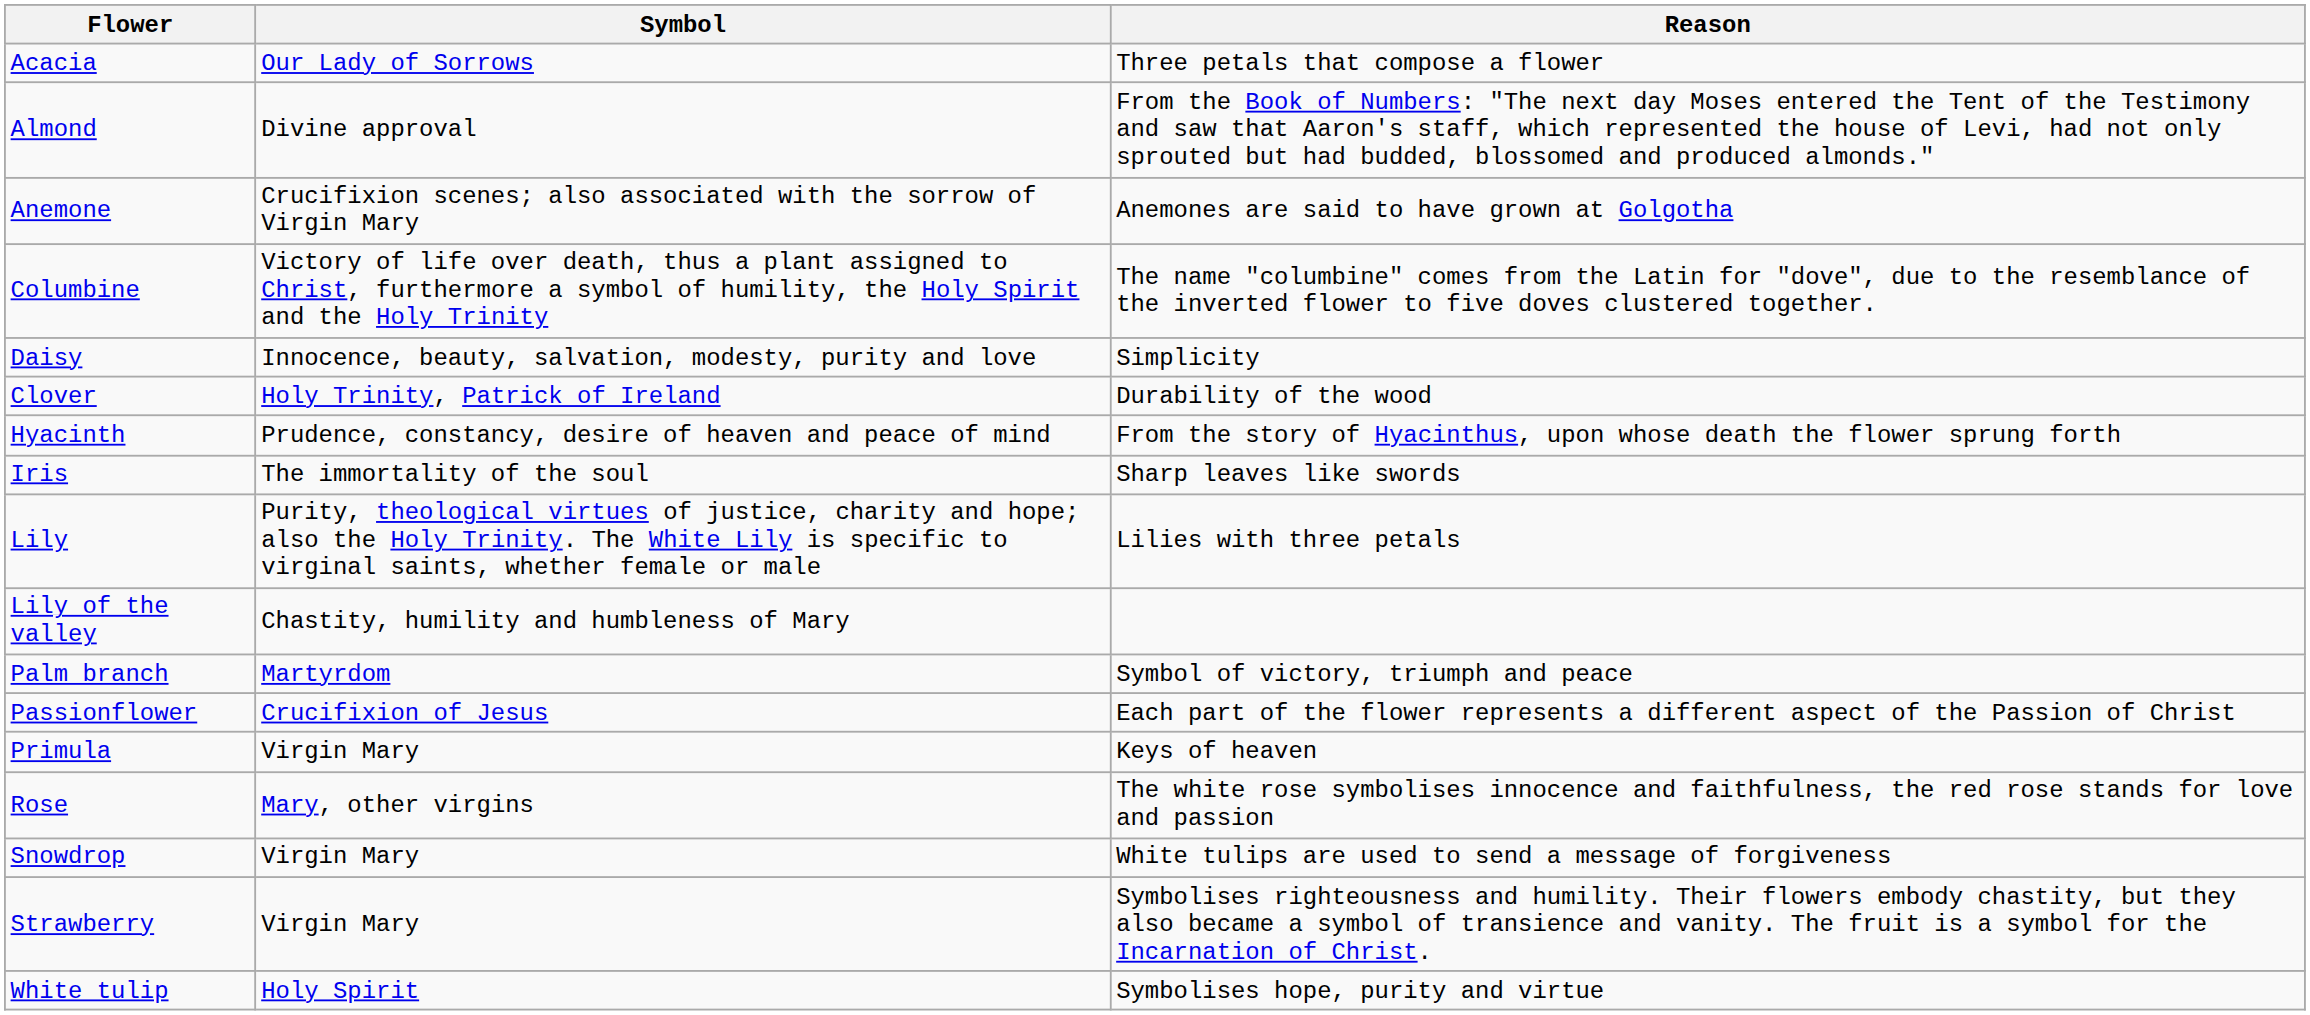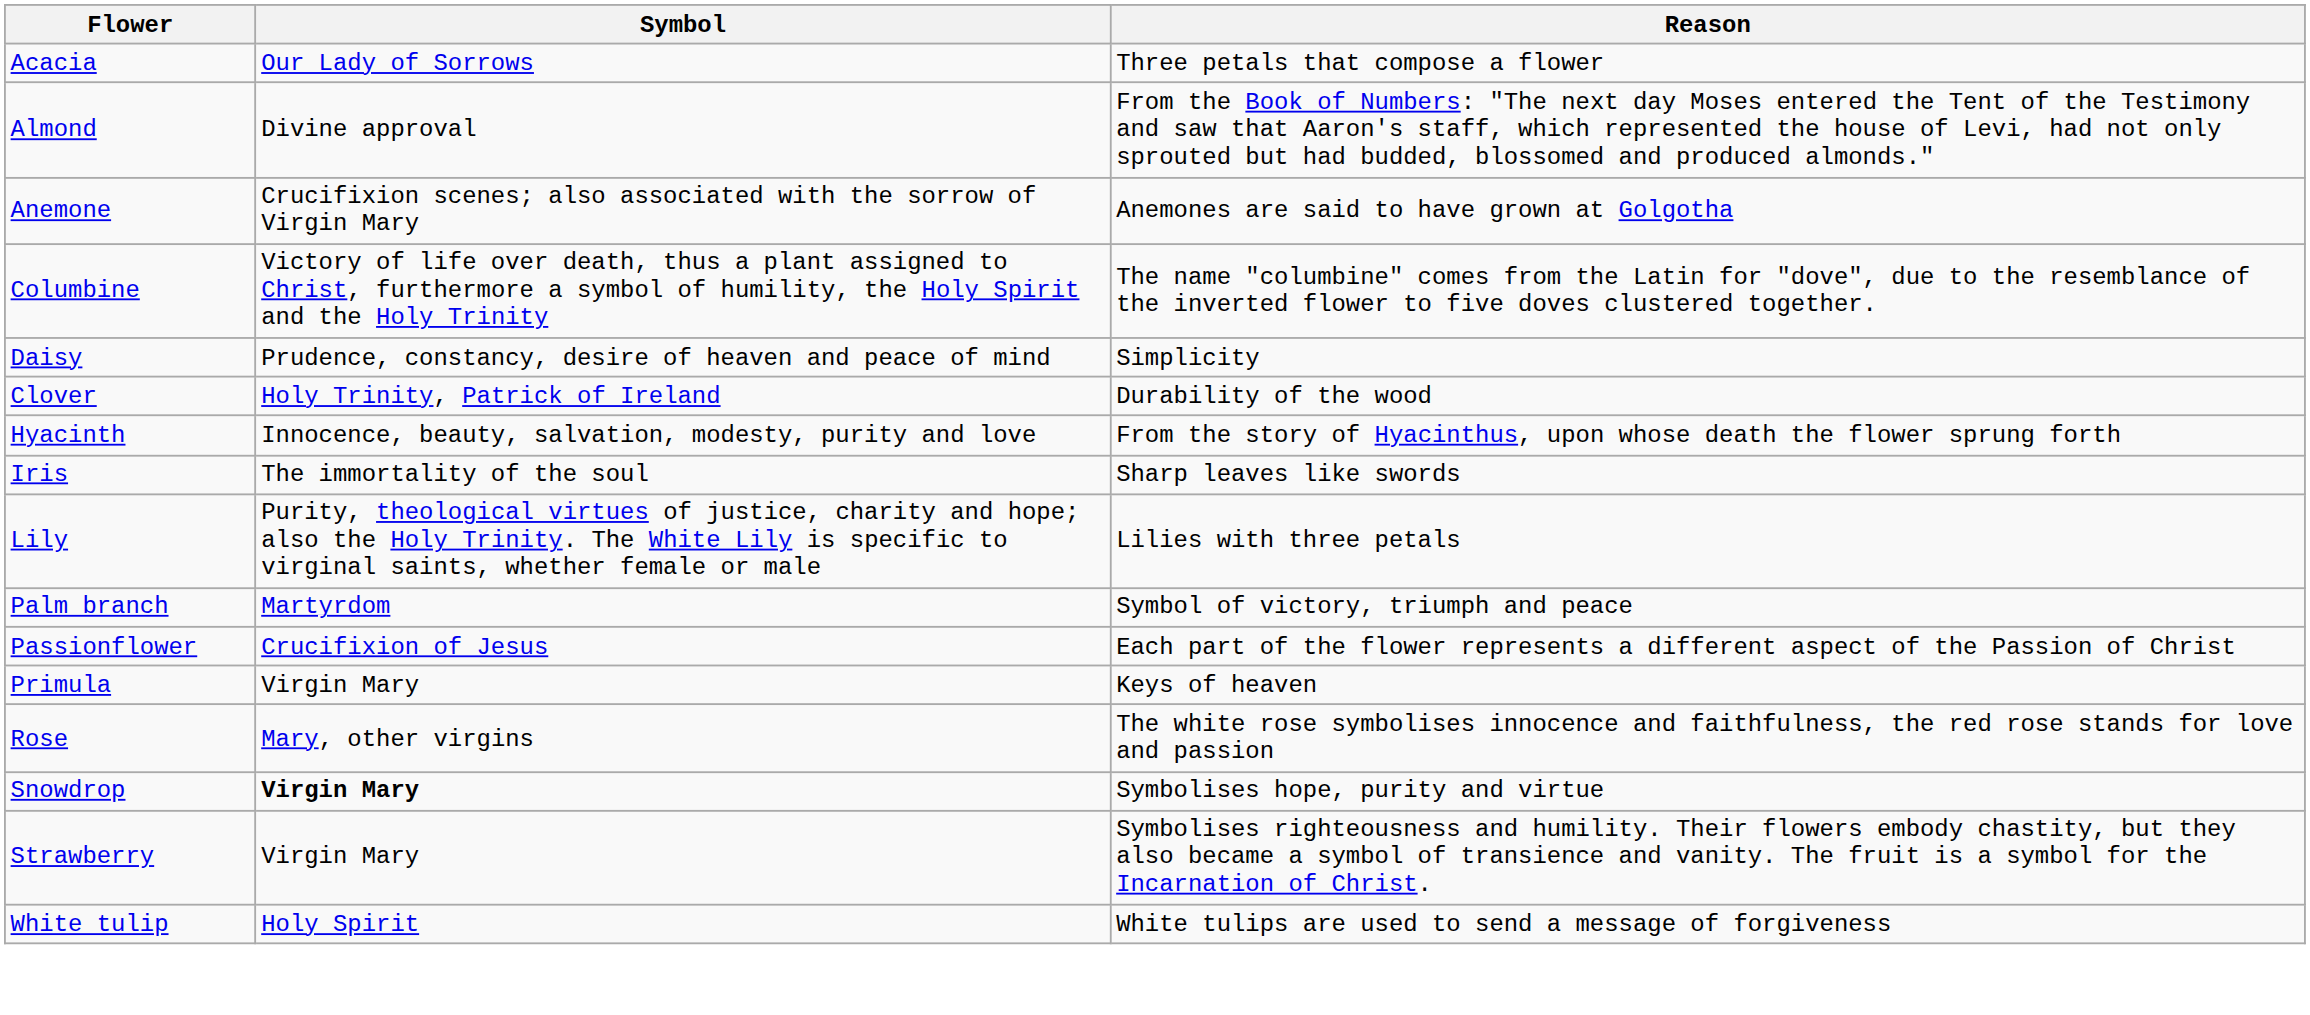(649, 357) Innocence, beauty, salvation, modesty, purity and love -> (656, 357) Prudence, constancy, desire of heaven and peace of mind
(656, 435) Prudence, constancy, desire of heaven and peace of mind -> (649, 435) Innocence, beauty, salvation, modesty, purity and love
- row: (90, 621)
(340, 858) normal -> (340, 791) bold
(1504, 858) White tulips are used to send a message of forgiveness -> (1360, 791) Symbolises hope, purity and virtue
(1360, 991) Symbolises hope, purity and virtue -> (1504, 924) White tulips are used to send a message of forgiveness
